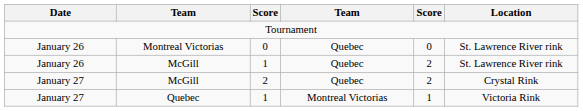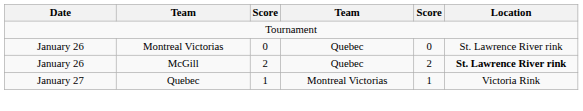(265, 64) 1 -> (265, 64) 2
(511, 64) normal -> (511, 64) bold
- row: (60, 81)
